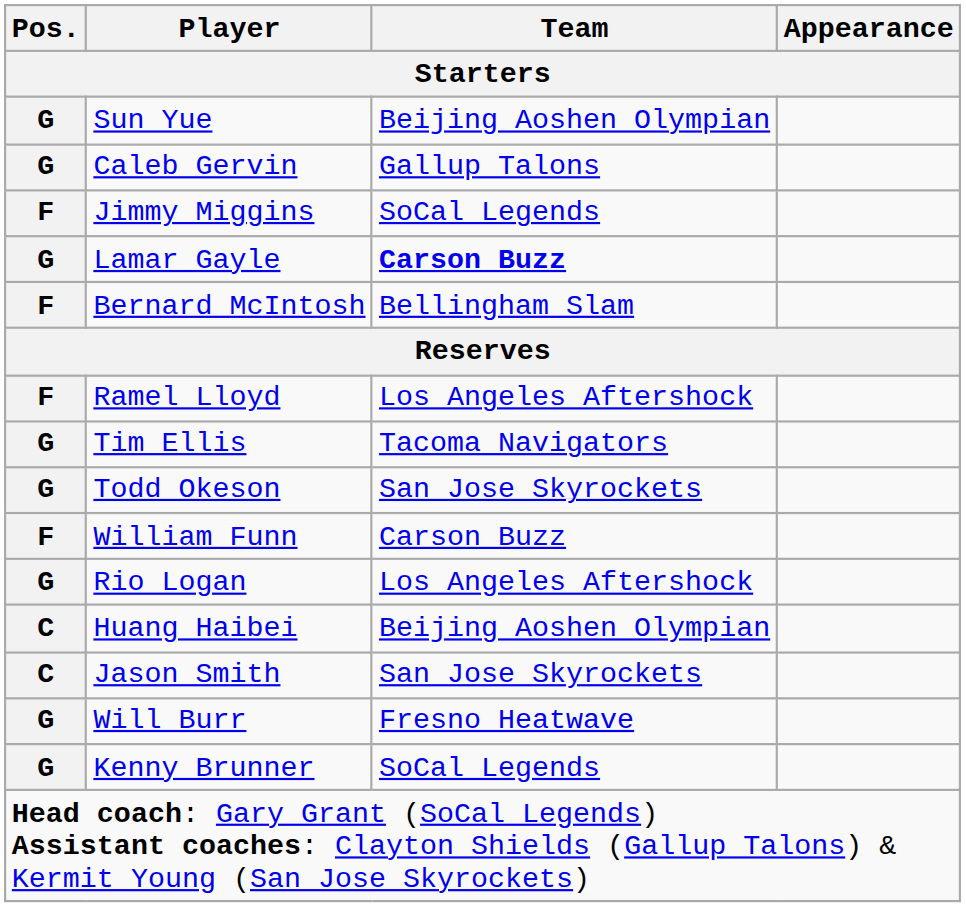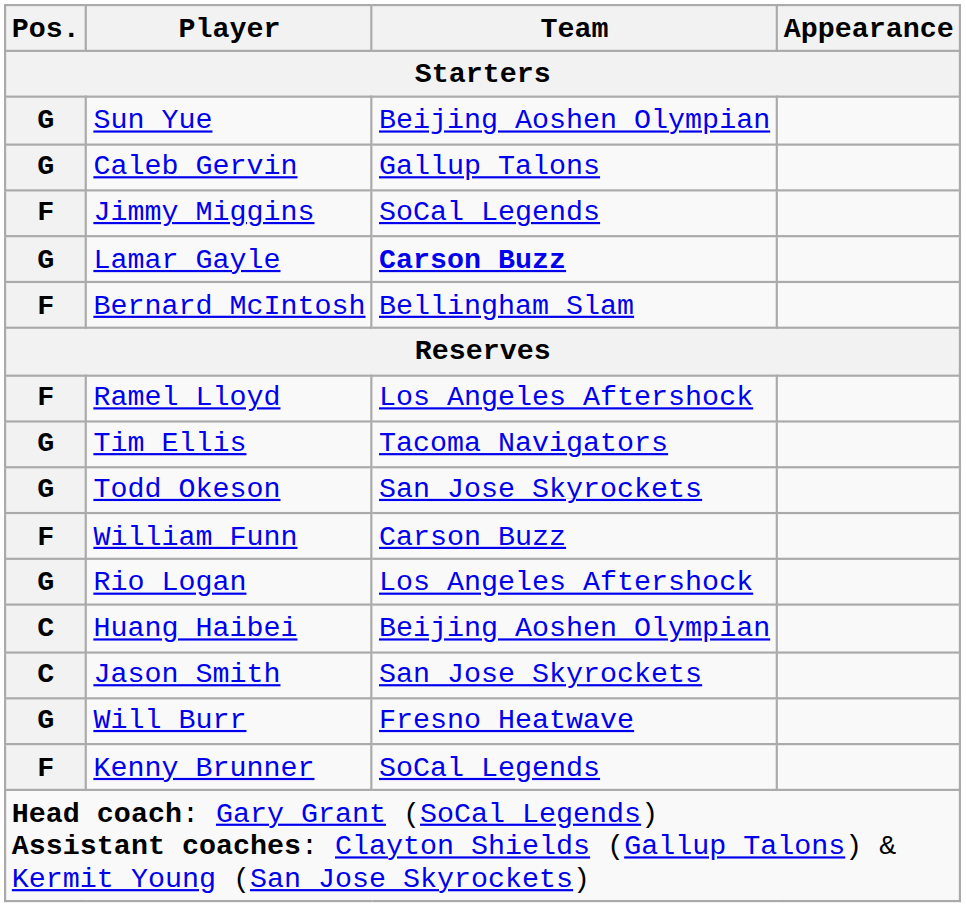(46, 767) G -> (46, 767) F
